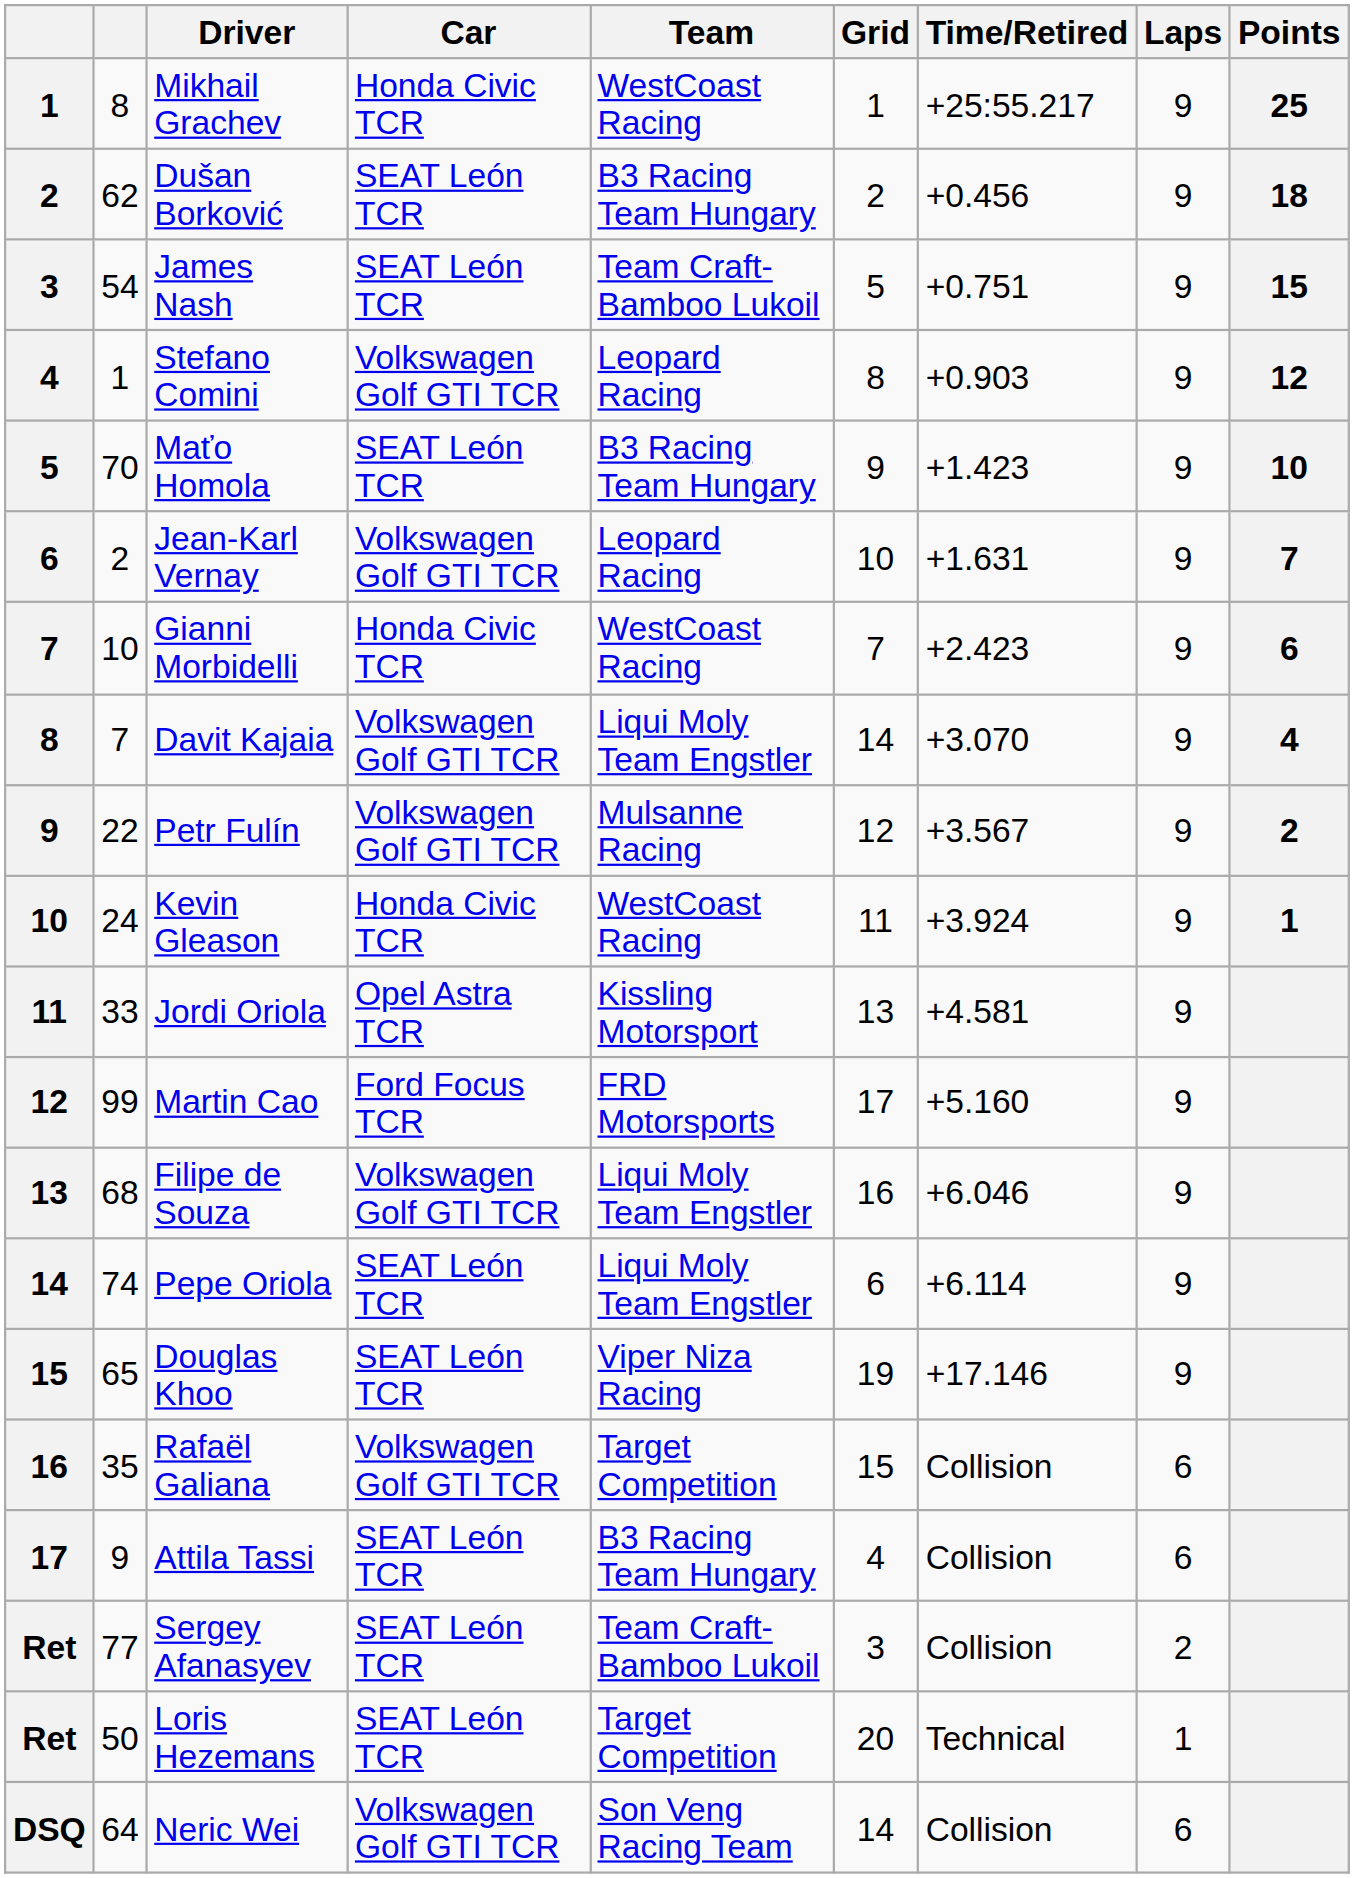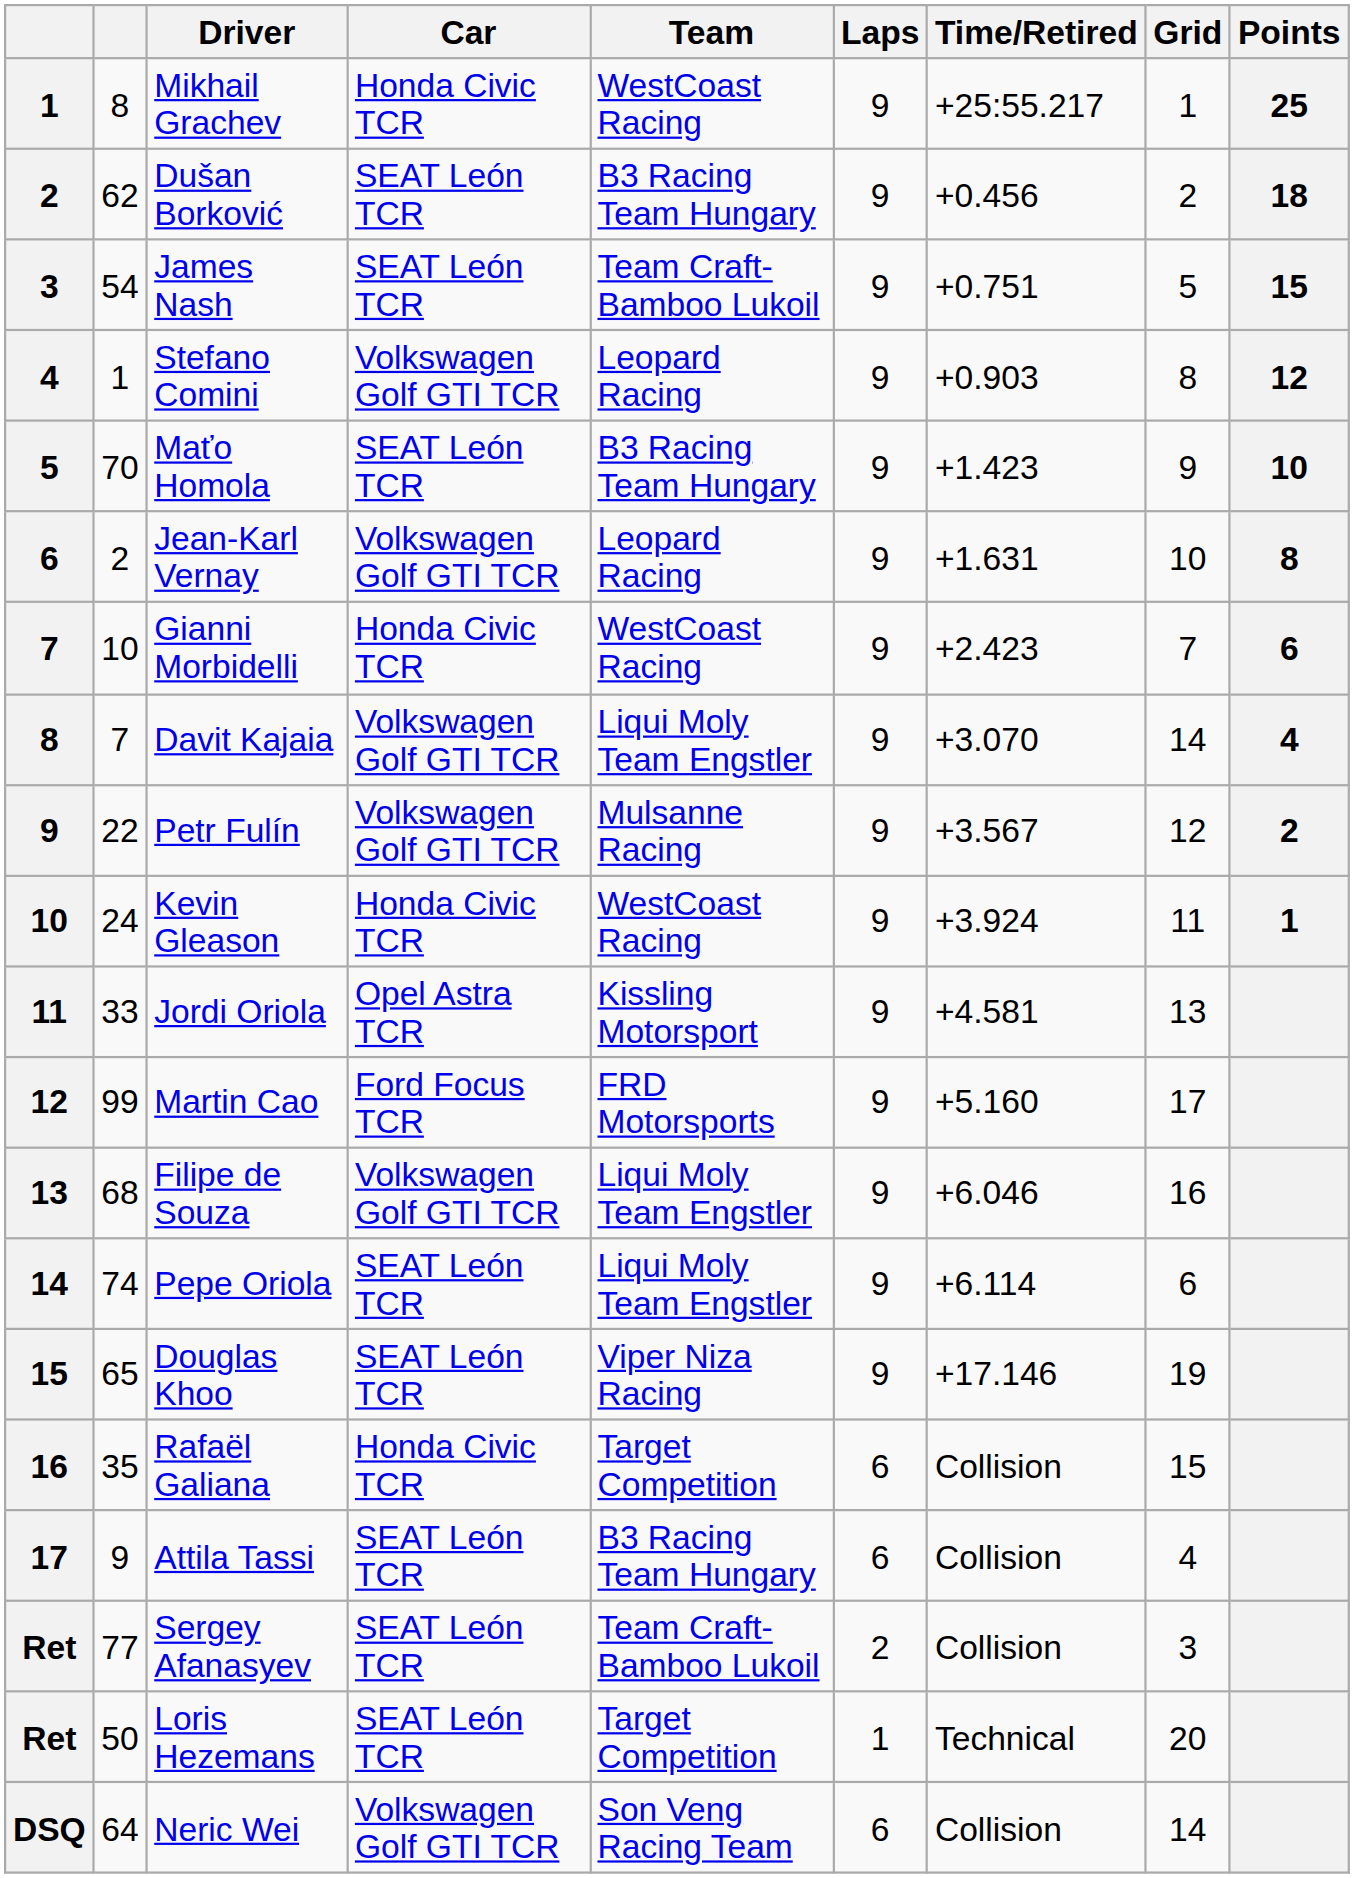columns swapped: (1183, 32) <-> (876, 32)
(1289, 558) 7 -> (1289, 558) 8
(457, 1465) Volkswagen Golf GTI TCR -> (445, 1465) Honda Civic TCR
